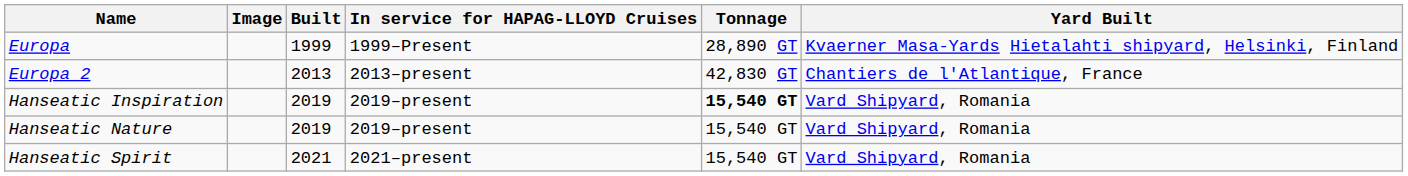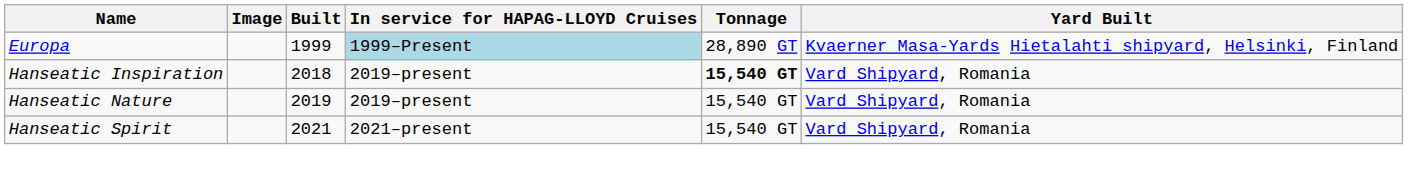(411, 46) no background -> (411, 46) lightblue background
- row: (50, 74)
(311, 102) 2019 -> (311, 74) 2018
